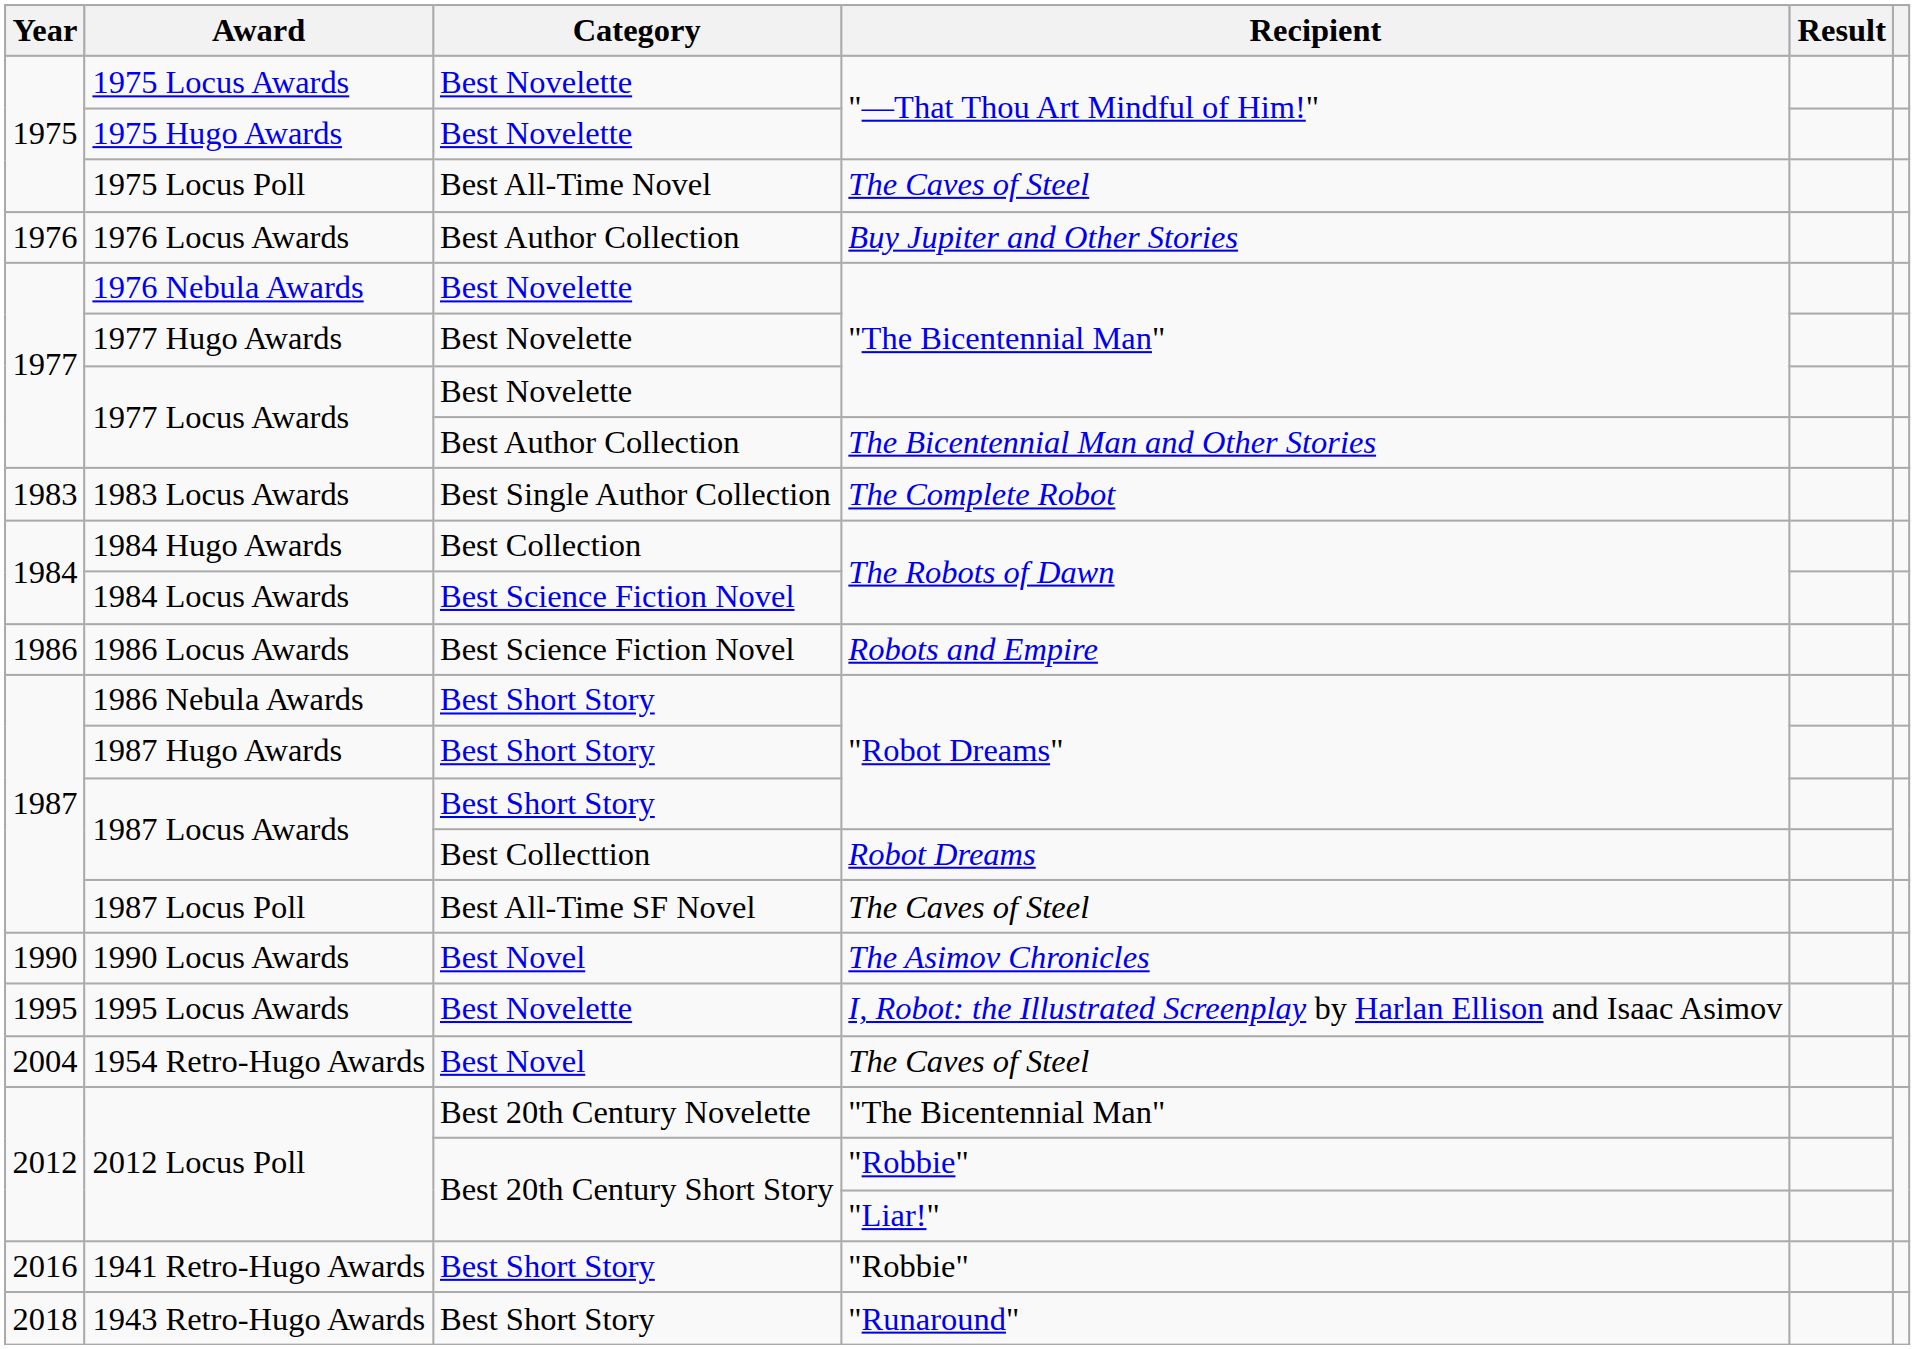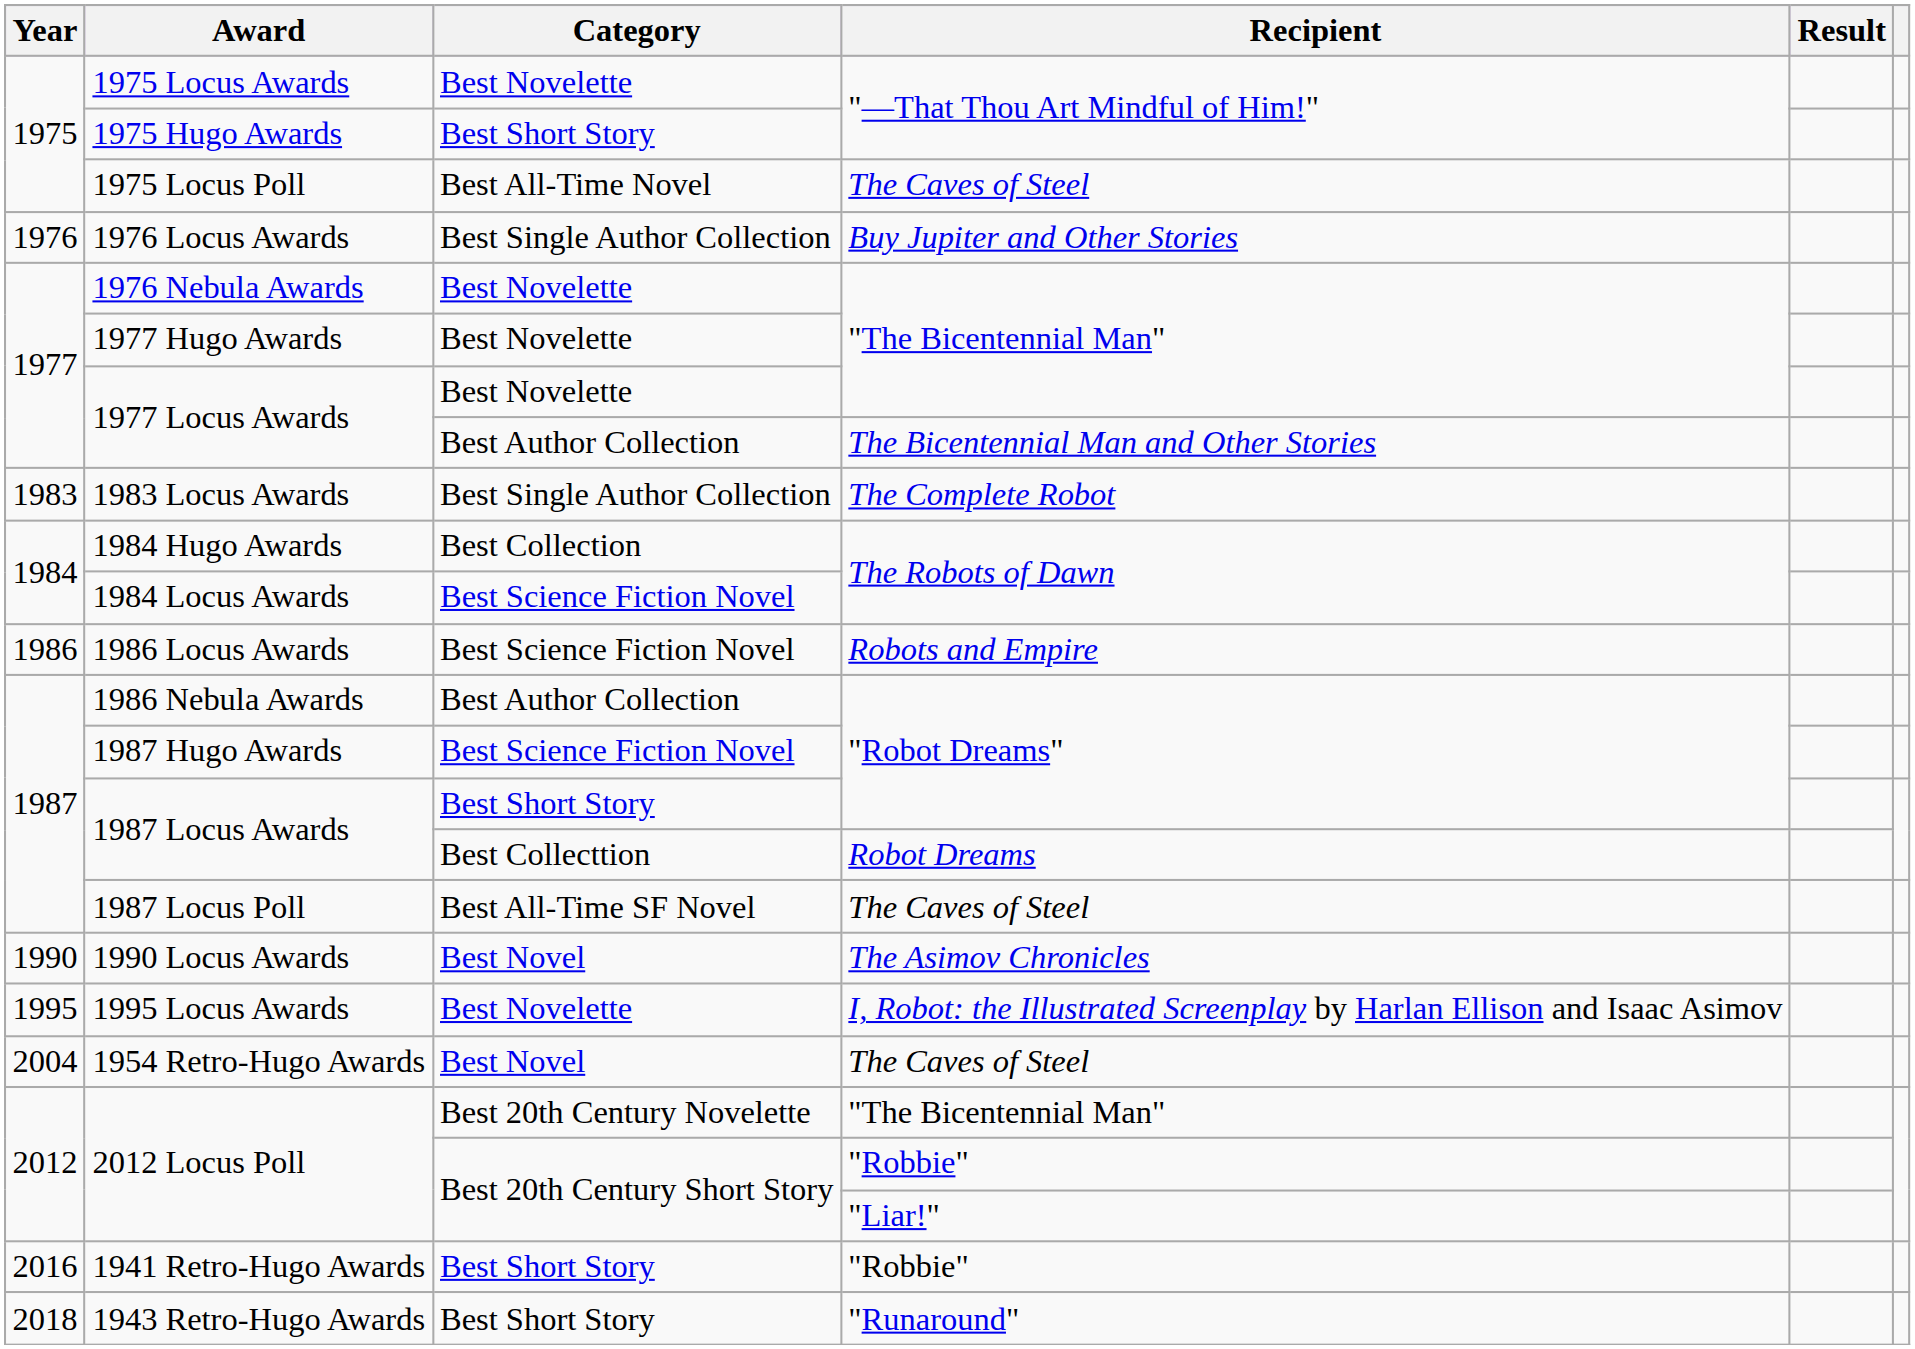(536, 133) Best Novelette -> (547, 133) Best Short Story
(590, 236) Best Author Collection -> (635, 236) Best Single Author Collection
(547, 699) Best Short Story -> (590, 699) Best Author Collection
(547, 751) Best Short Story -> (617, 751) Best Science Fiction Novel
